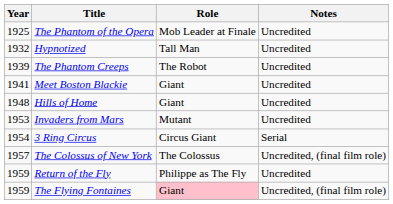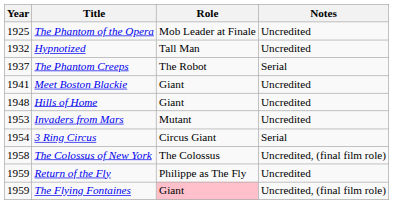(18, 66) 1939 -> (18, 66) 1937
(286, 66) Uncredited -> (274, 66) Serial
(18, 155) 1957 -> (18, 155) 1958
